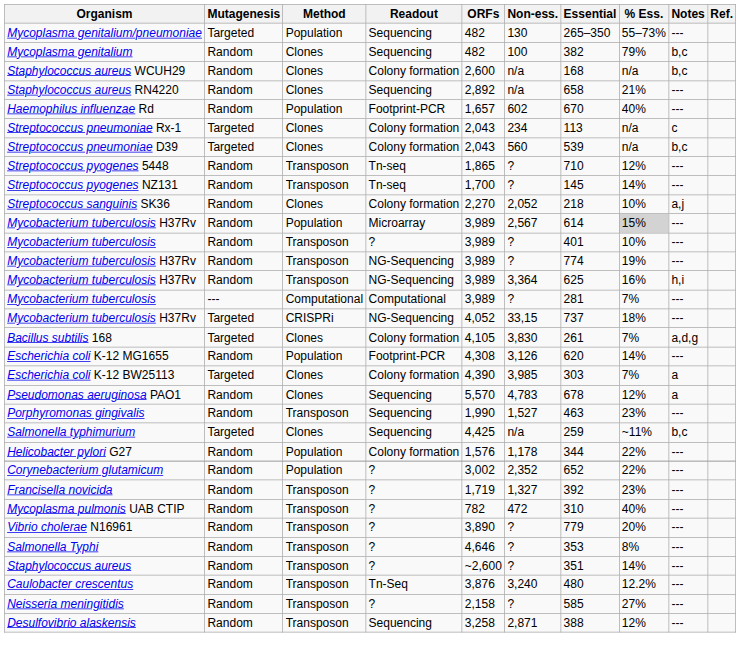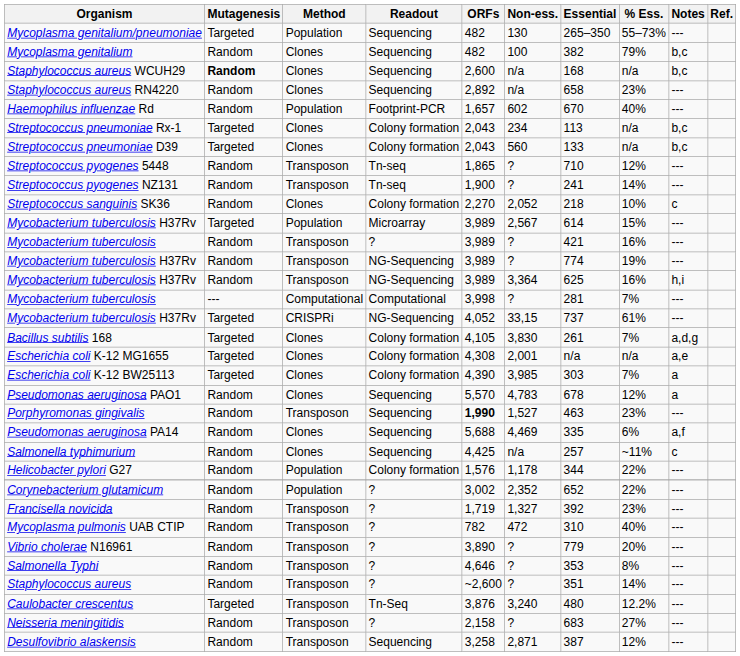(230, 71) normal -> (231, 71) bold
(414, 71) Colony formation -> (400, 71) Sequencing
(634, 90) 21% -> (634, 90) 23%
(674, 128) c -> (679, 128) b,c
(574, 147) 539 -> (574, 147) 133
(480, 185) 1,700 -> (480, 185) 1,900
(574, 185) 145 -> (574, 185) 241
(678, 204) a,j -> (674, 204) c
(230, 223) Random -> (231, 223) Targeted
(634, 223) lightgrey background -> (634, 223) no background
(574, 242) 401 -> (574, 242) 421
(634, 242) 10% -> (634, 242) 16%
(480, 299) 3,989 -> (480, 299) 3,998
(634, 318) 18% -> (634, 318) 61%
- row: (88, 356)
+ row: (88, 356)
(480, 413) normal -> (480, 413) bold
+ row: (93, 432)
(231, 432) Targeted -> (230, 451) Random
(574, 432) 259 -> (574, 451) 257
(679, 432) b,c -> (674, 451) c
(230, 584) Random -> (231, 603) Targeted
(574, 603) 585 -> (574, 623) 683
(574, 623) 388 -> (574, 642) 387
